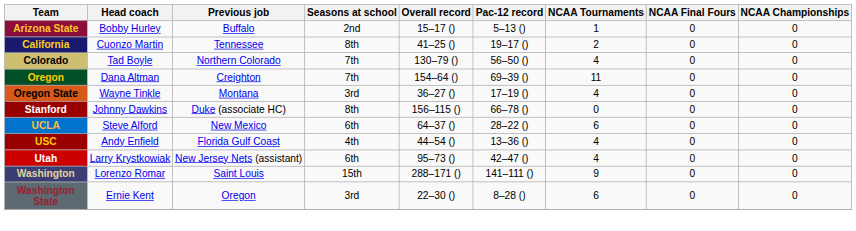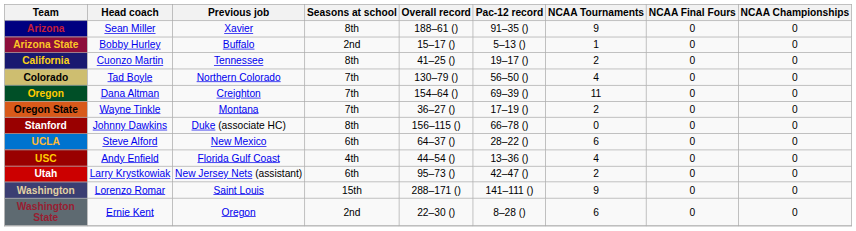+ row: (46, 29)
(352, 94) 3rd -> (352, 110) 7th
(596, 94) 4 -> (596, 110) 2
(596, 158) 4 -> (596, 174) 2
(352, 196) 3rd -> (352, 212) 2nd
